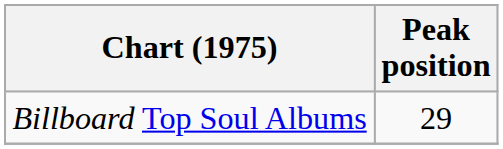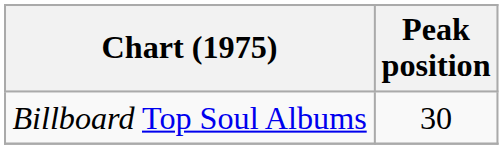(436, 117) 29 -> (436, 117) 30
